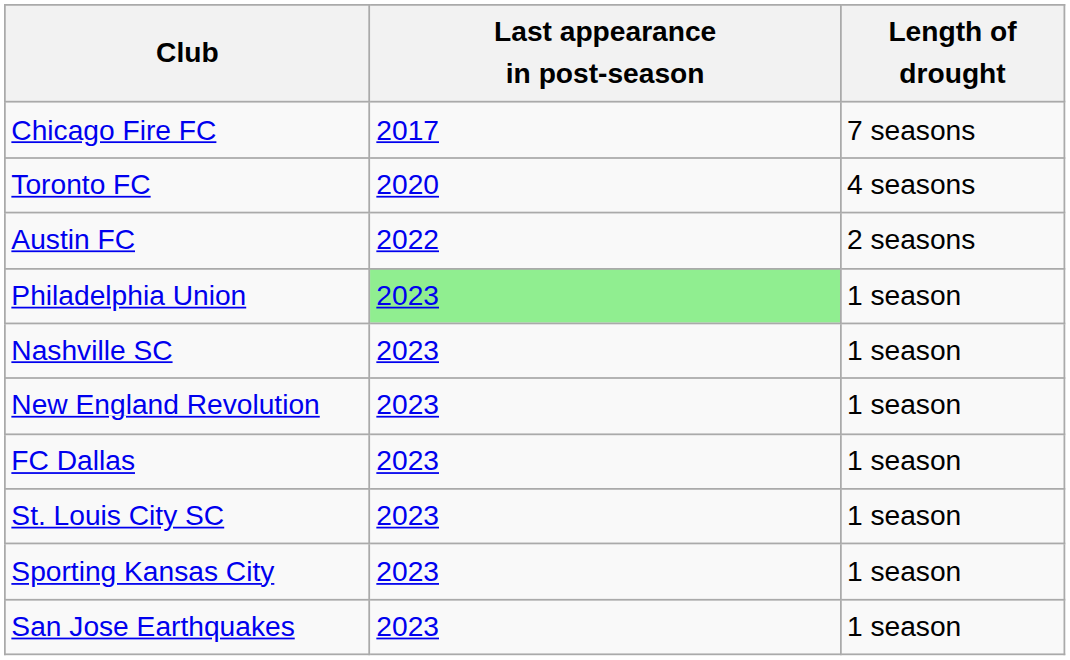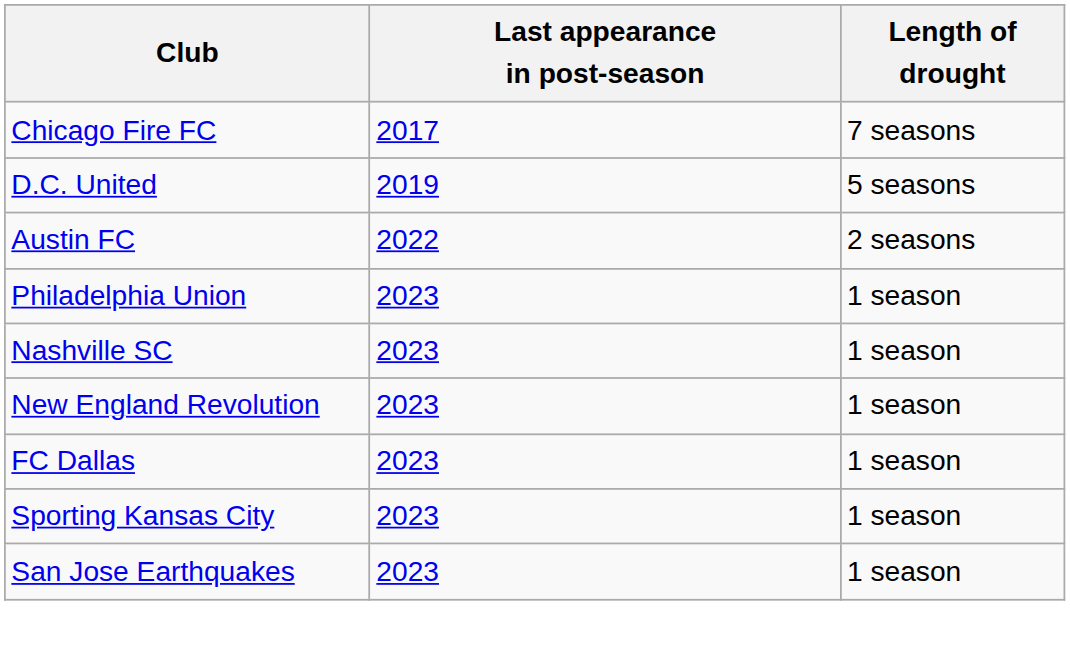+ row: (84, 184)
- row: (81, 184)
(408, 295) lightgreen background -> (408, 295) no background
- row: (118, 516)
